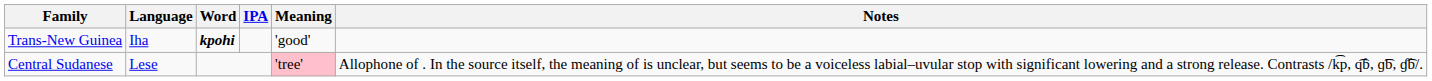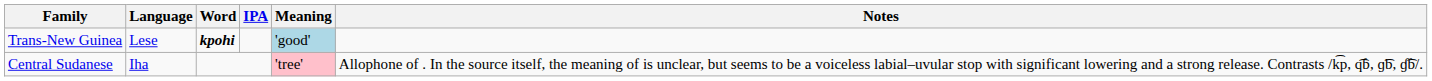(139, 40) Iha -> (143, 40) Lese
(293, 40) no background -> (293, 40) lightblue background
(143, 64) Lese -> (139, 64) Iha
